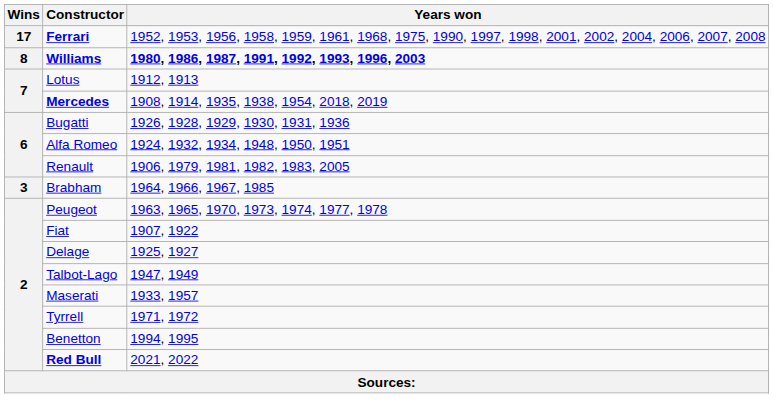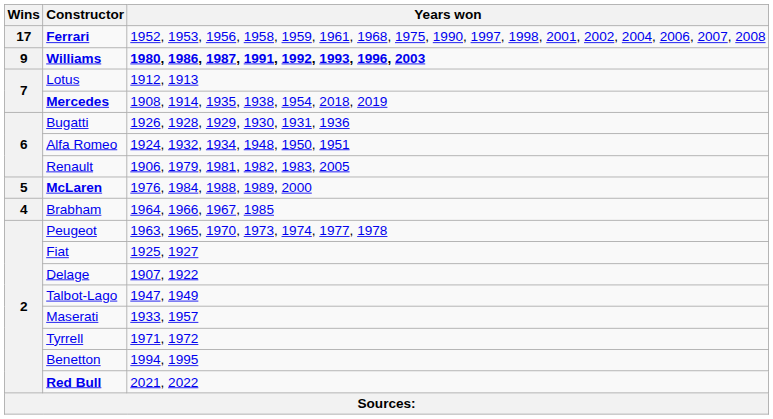(24, 58) 8 -> (24, 58) 9
+ row: (74, 187)
(24, 187) 3 -> (24, 209) 4
(164, 230) 1907, 1922 -> (164, 252) 1925, 1927
(164, 252) 1925, 1927 -> (164, 274) 1907, 1922
